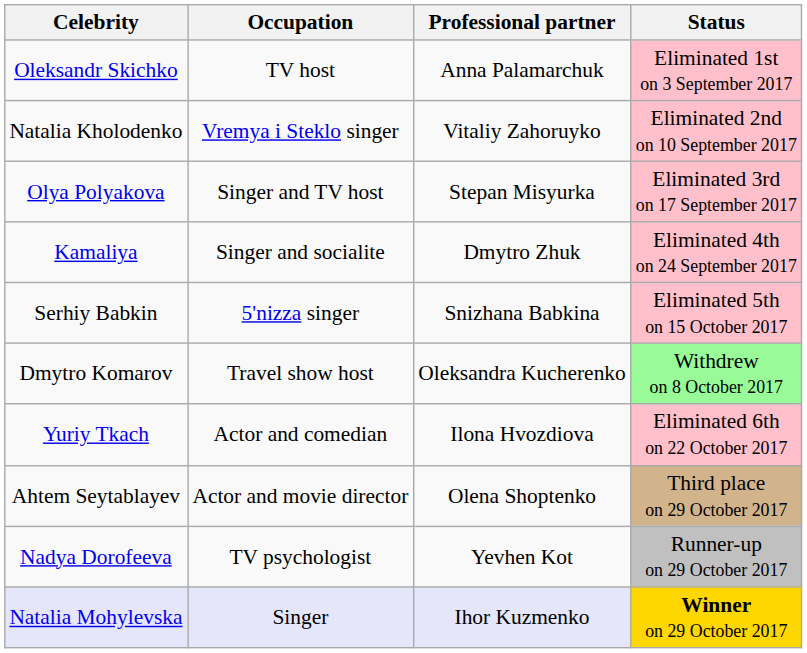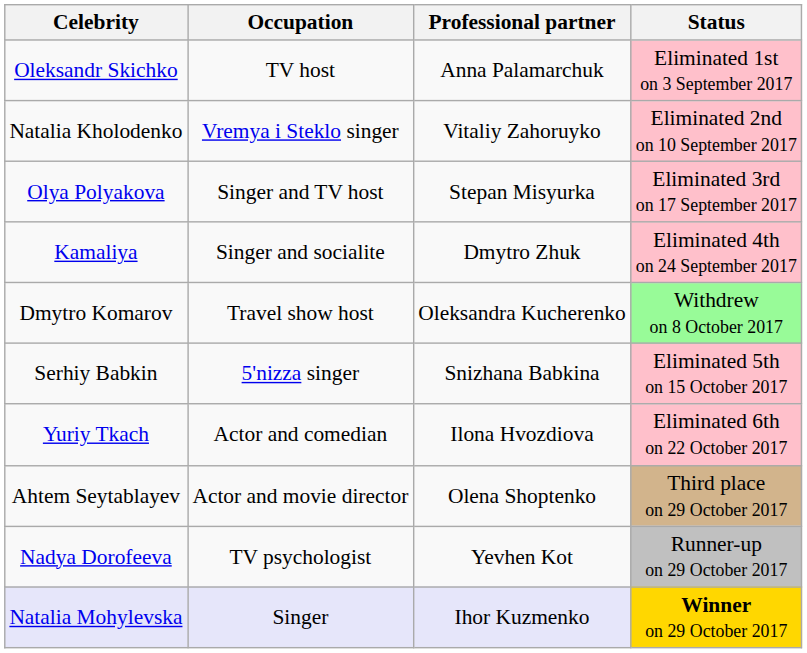rows swapped: (96, 373) <-> (96, 313)
